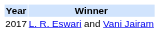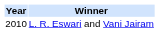(16, 23) 2017 -> (16, 23) 2010
